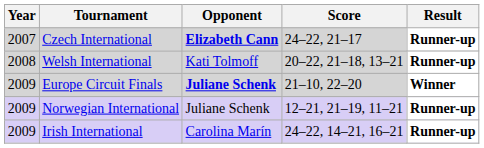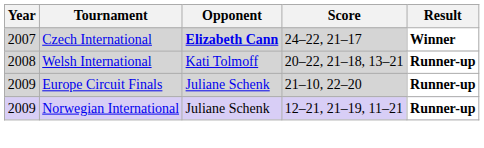(443, 39) Runner-up -> (433, 39) Winner
(231, 85) bold -> (228, 85) normal
(433, 85) Winner -> (443, 85) Runner-up
- row: (92, 131)
